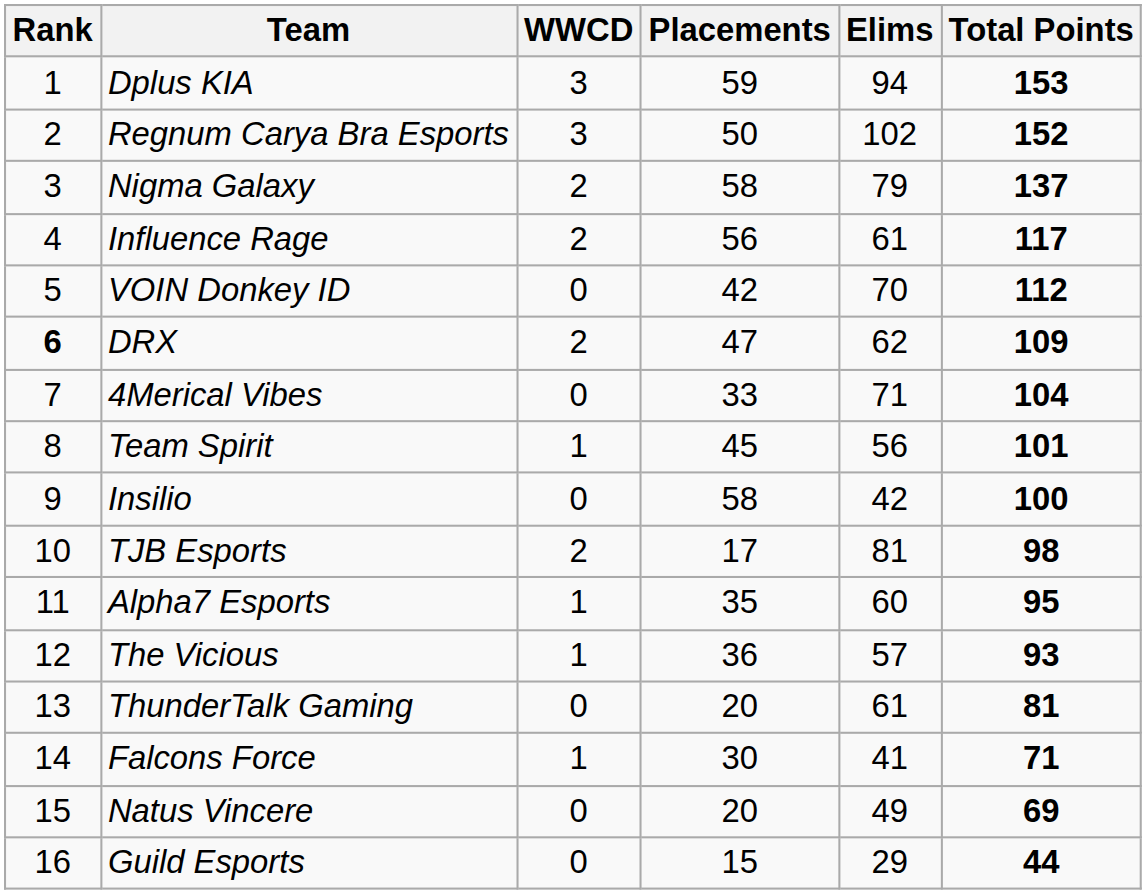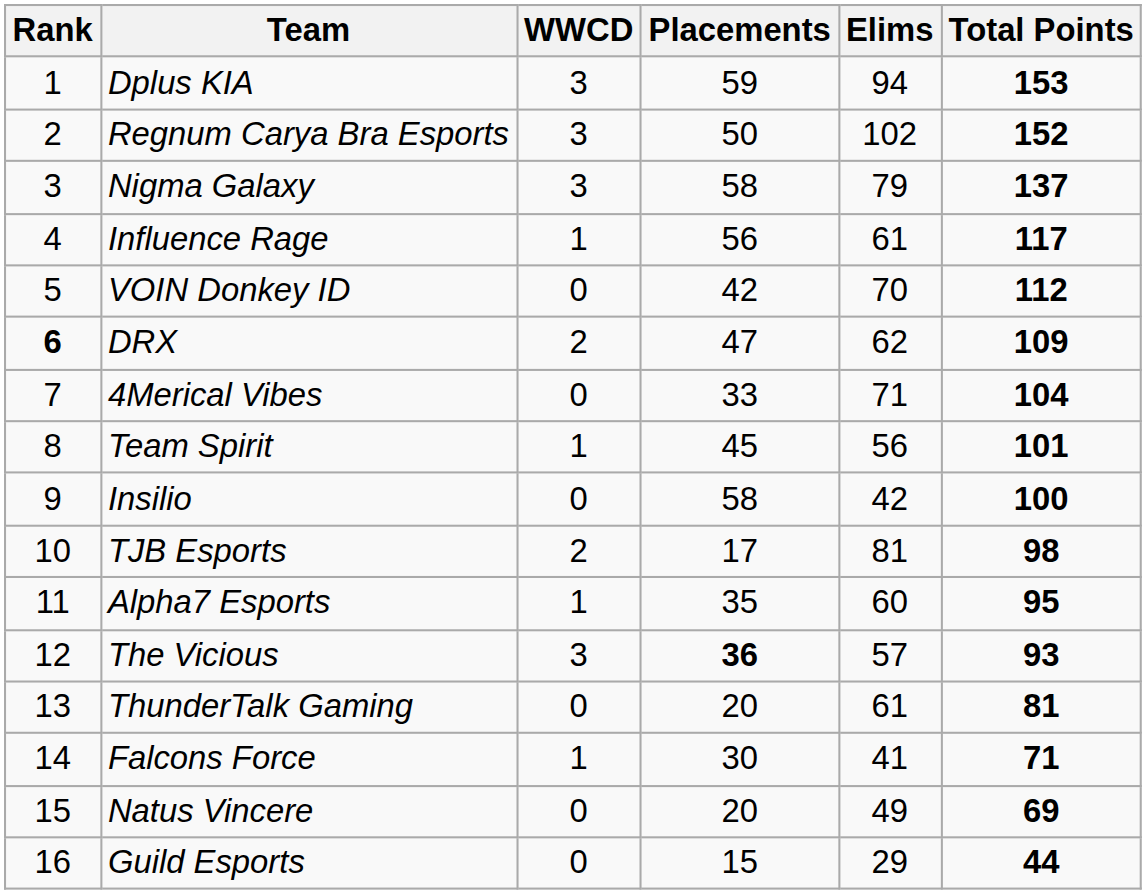(579, 186) 2 -> (579, 186) 3
(579, 238) 2 -> (579, 238) 1
(579, 654) 1 -> (579, 654) 3
(740, 654) normal -> (740, 654) bold
